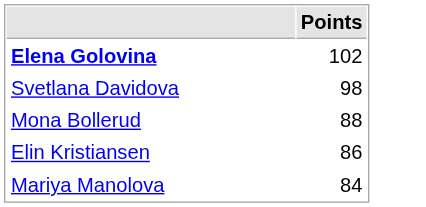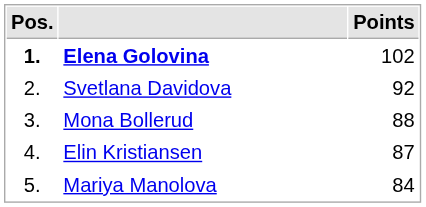+ column: (32, 22)
(351, 88) 98 -> (404, 88) 92
(351, 152) 86 -> (404, 152) 87
